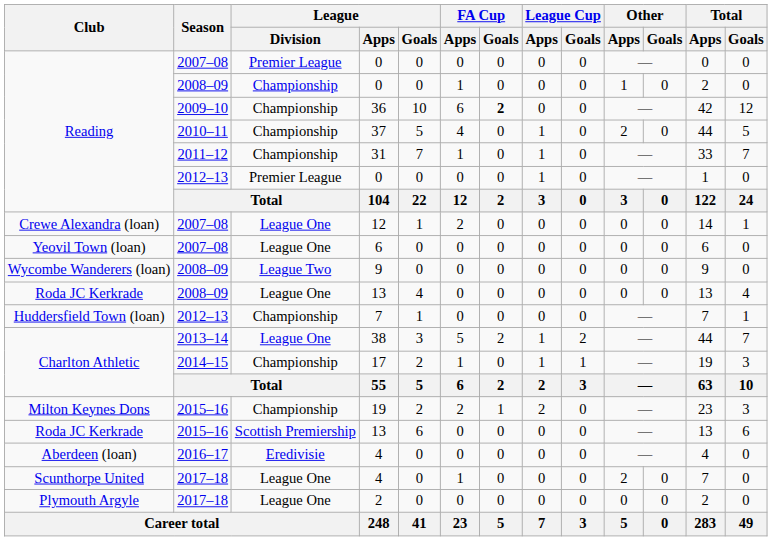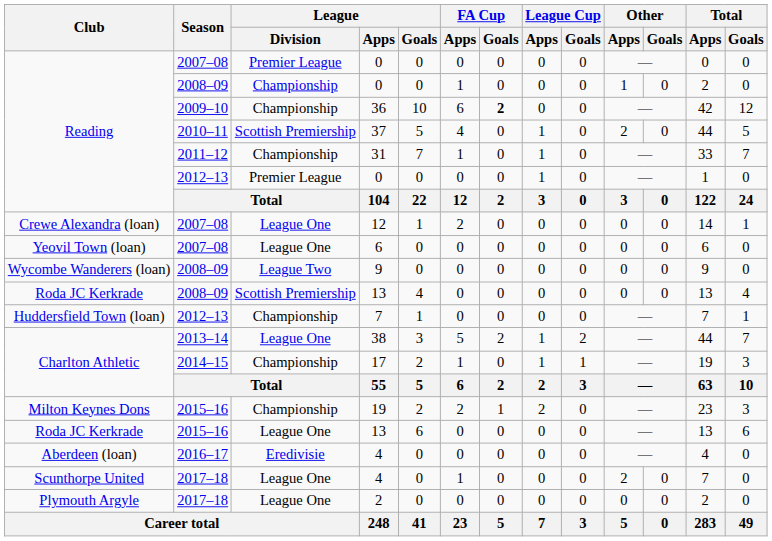(295, 131) Championship -> (295, 131) Scottish Premiership
(295, 293) League One -> (295, 293) Scottish Premiership
(295, 431) Scottish Premiership -> (295, 431) League One
